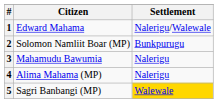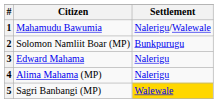(50, 28) Edward Mahama -> (59, 28) Mahamudu Bawumia
(59, 59) Mahamudu Bawumia -> (50, 59) Edward Mahama
